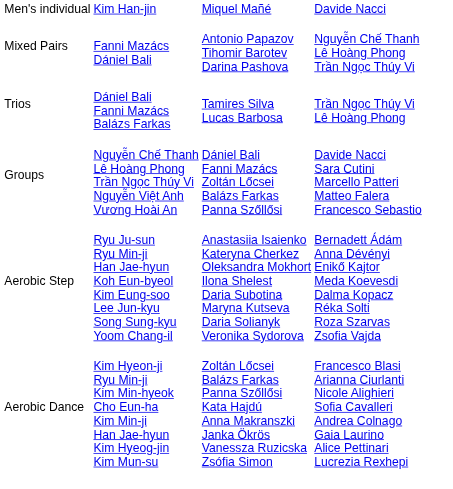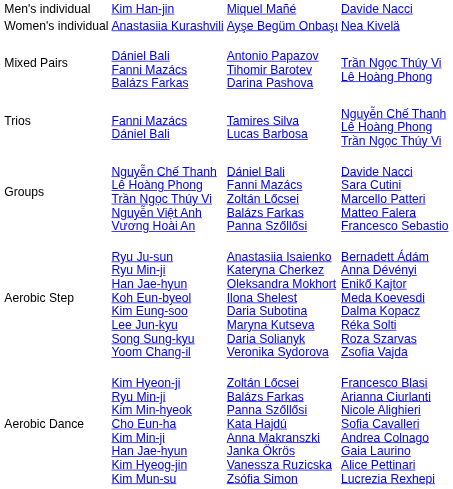+ row: (56, 25)
(131, 53) Fanni Mazács Dániel Bali -> (150, 70) Dániel Bali Fanni Mazács Balázs Farkas
(367, 53) Nguyễn Chế Thanh Lê Hoàng Phong Trần Ngọc Thúy Vi -> (391, 70) Trần Ngọc Thúy Vi Lê Hoàng Phong
(132, 111) Dániel Bali Fanni Mazács Balázs Farkas -> (149, 127) Fanni Mazács Dániel Bali
(365, 111) Trần Ngọc Thúy Vi Lê Hoàng Phong -> (394, 127) Nguyễn Chế Thanh Lê Hoàng Phong Trần Ngọc Thúy Vi
